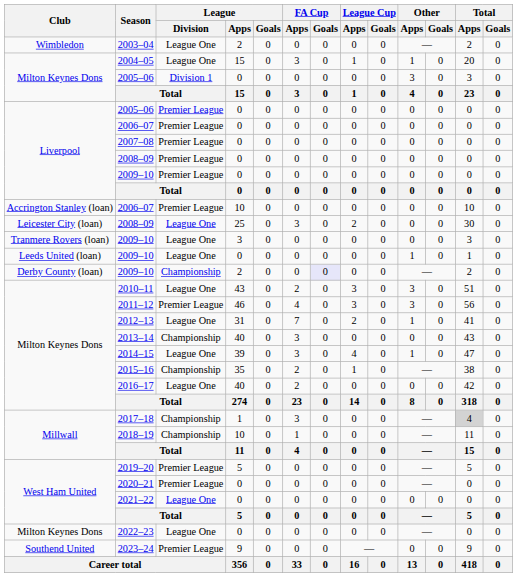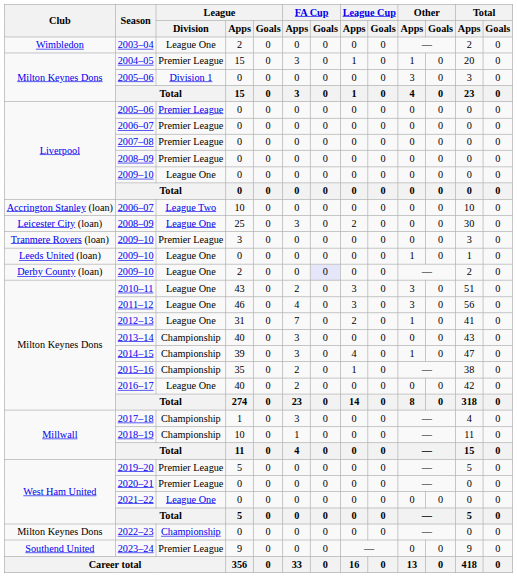(191, 61) League One -> (191, 61) Premier League
(191, 175) Premier League -> (191, 175) League One
(191, 207) Premier League -> (191, 207) League Two
(191, 239) League One -> (191, 239) Premier League
(191, 272) Championship -> (191, 272) League One
(191, 304) Premier League -> (191, 304) League One
(191, 353) League One -> (191, 353) Championship
(469, 418) lightgrey background -> (469, 418) no background
(191, 532) League One -> (191, 532) Championship
